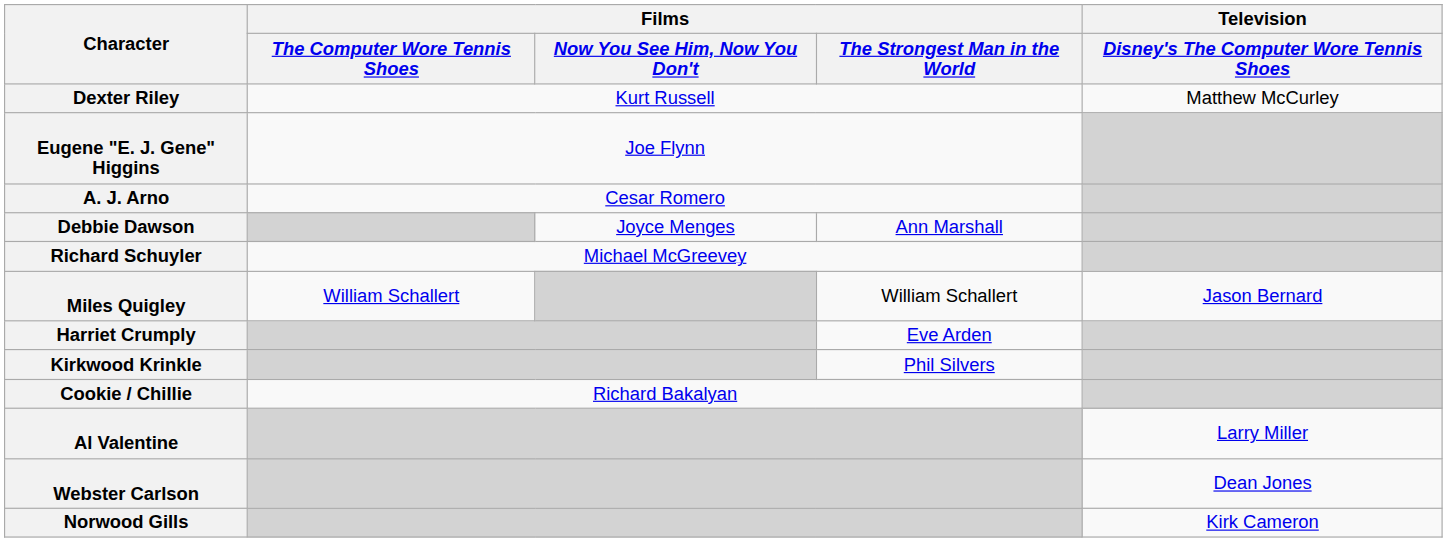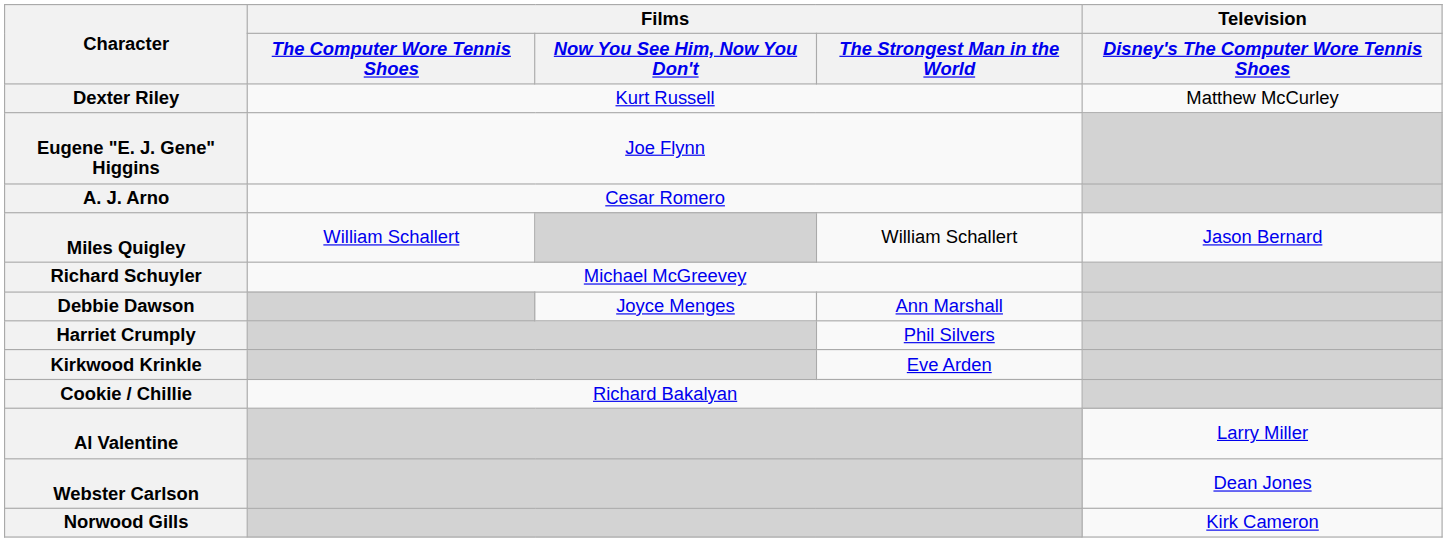rows swapped: (126, 306) <-> (126, 227)
(949, 335) Eve Arden -> (949, 335) Phil Silvers
(949, 364) Phil Silvers -> (949, 364) Eve Arden
